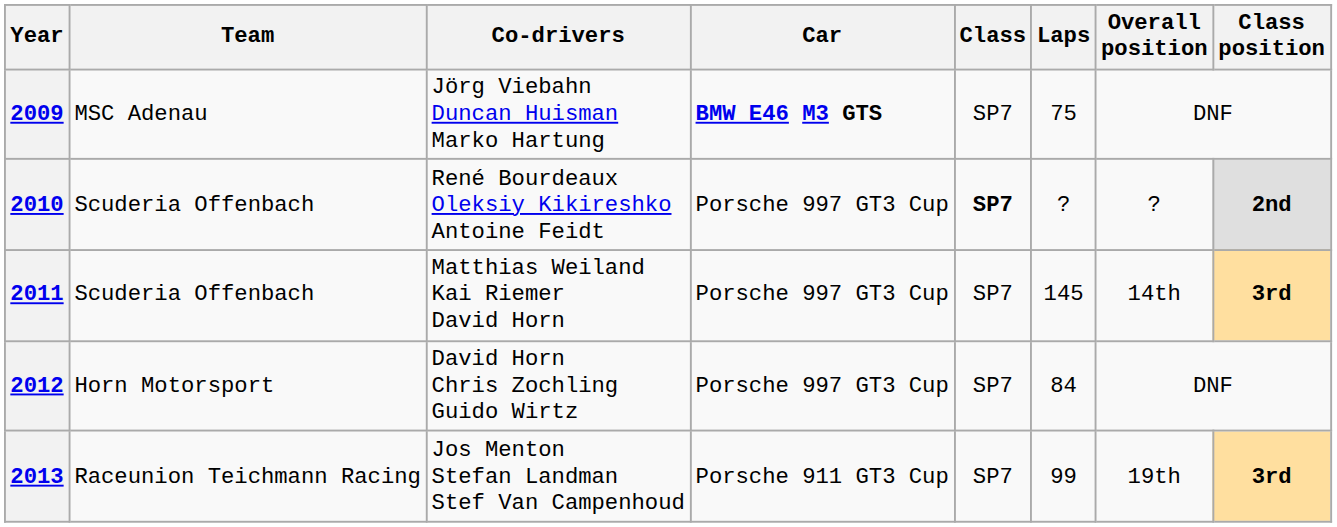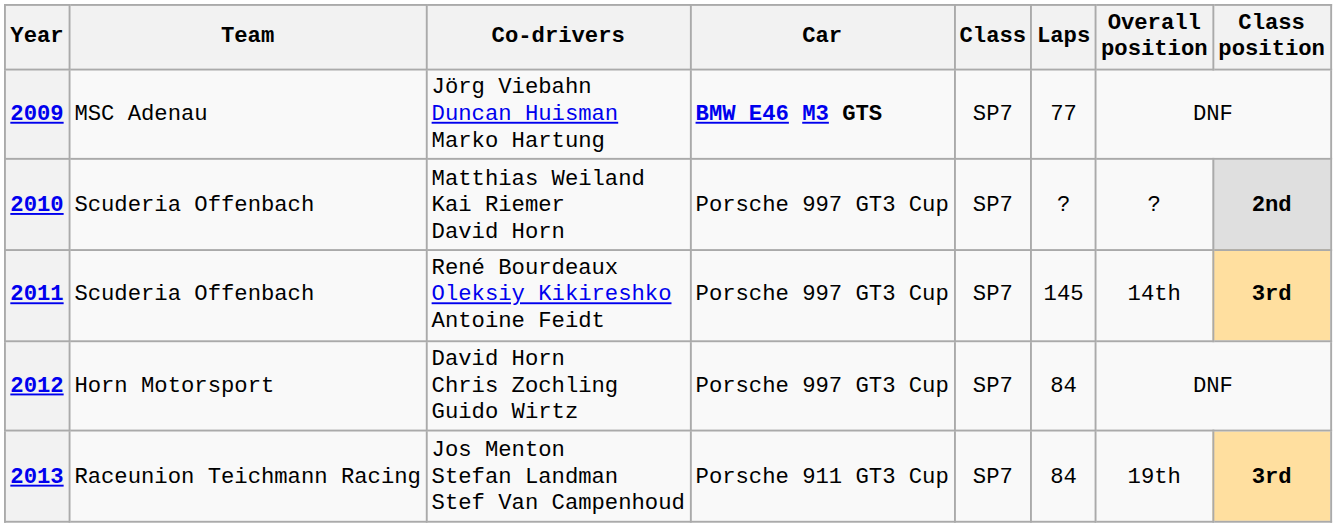(1064, 114) 75 -> (1064, 114) 77
(552, 204) René Bourdeaux Oleksiy Kikireshko Antoine Feidt -> (538, 204) Matthias Weiland Kai Riemer David Horn
(993, 204) bold -> (993, 204) normal
(538, 295) Matthias Weiland Kai Riemer David Horn -> (552, 295) René Bourdeaux Oleksiy Kikireshko Antoine Feidt
(1064, 476) 99 -> (1064, 476) 84
